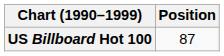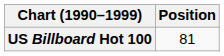(187, 39) 87 -> (187, 39) 81
